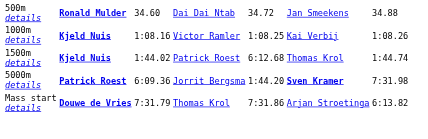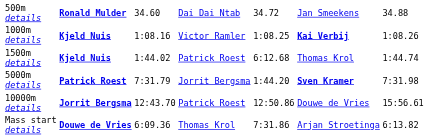(313, 35) normal -> (323, 35) bold
(152, 80) 6:09.36 -> (152, 80) 7:31.79
+ row: (23, 103)
(152, 103) 7:31.79 -> (152, 125) 6:09.36
